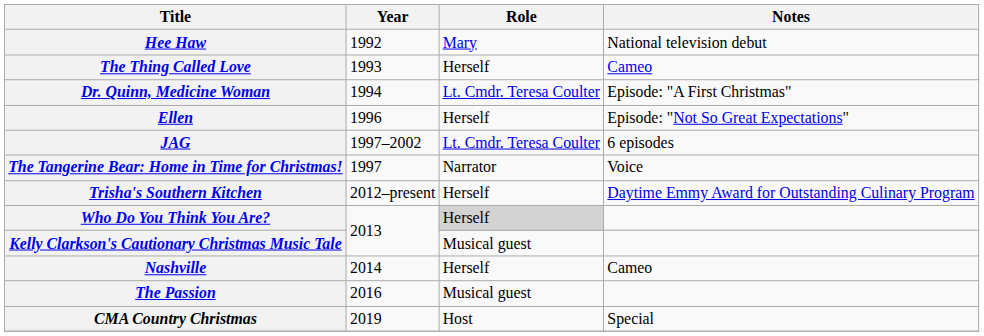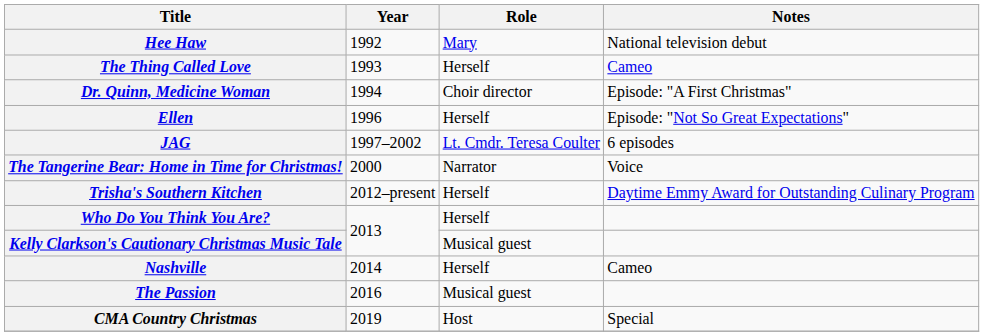(521, 92) Lt. Cmdr. Teresa Coulter -> (487, 92) Choir director
(366, 167) 1997 -> (366, 167) 2000
(466, 218) lightgrey background -> (466, 218) no background
